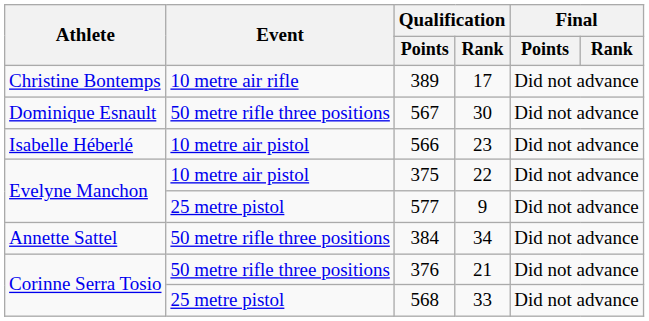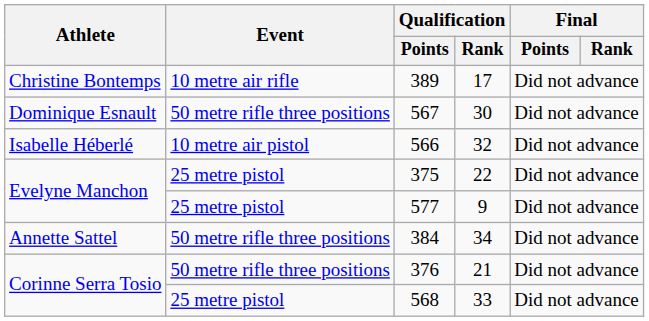(483, 144) 23 -> (483, 144) 32
(240, 175) 10 metre air pistol -> (227, 175) 25 metre pistol
